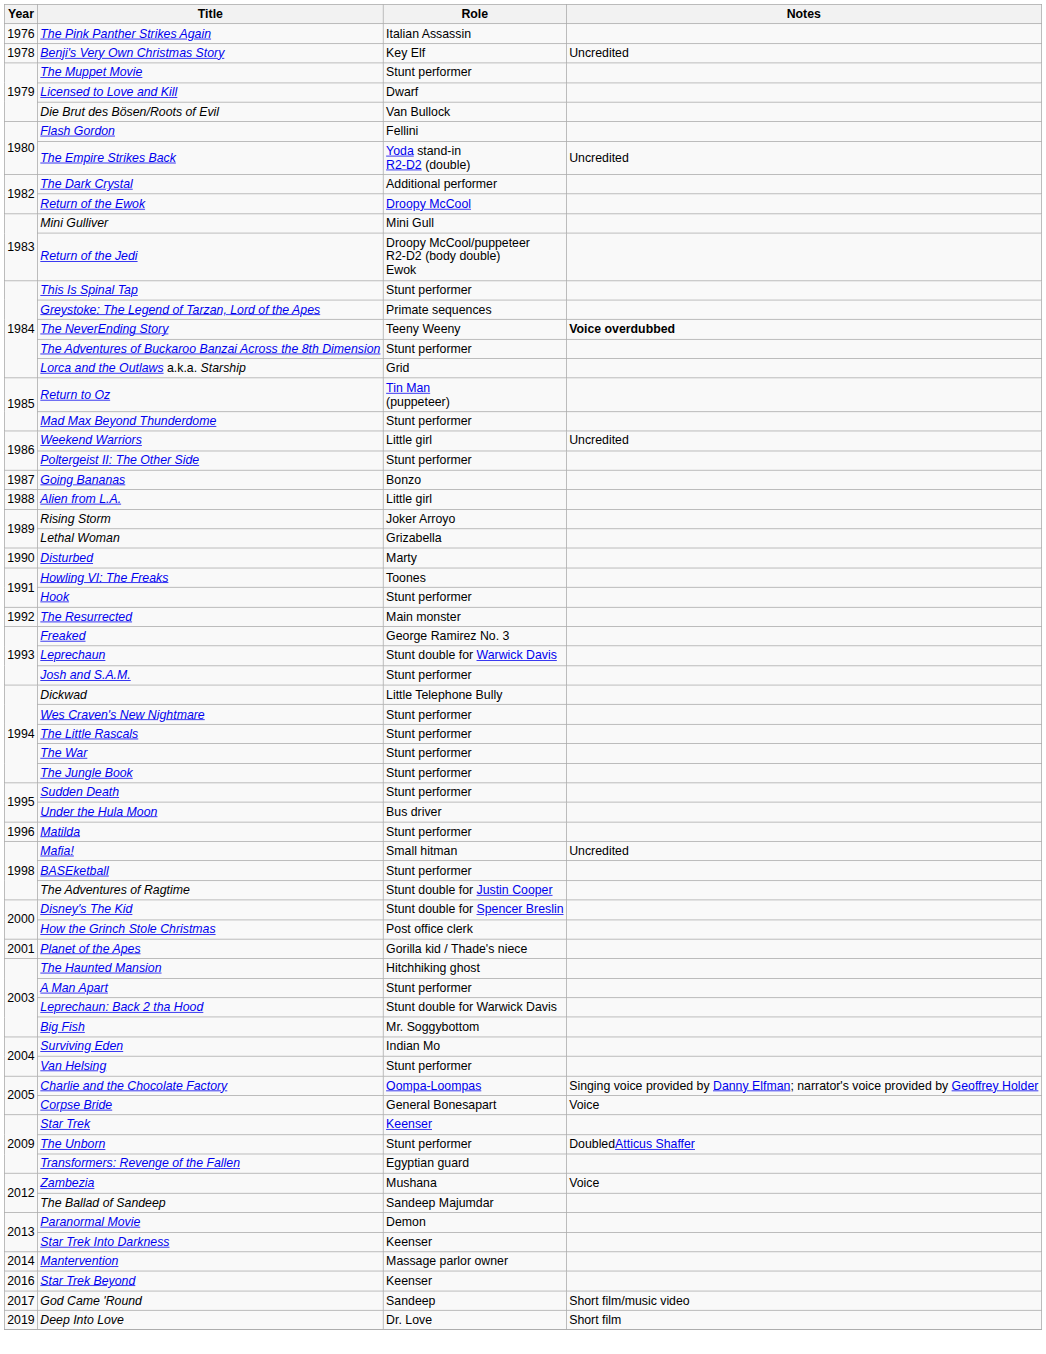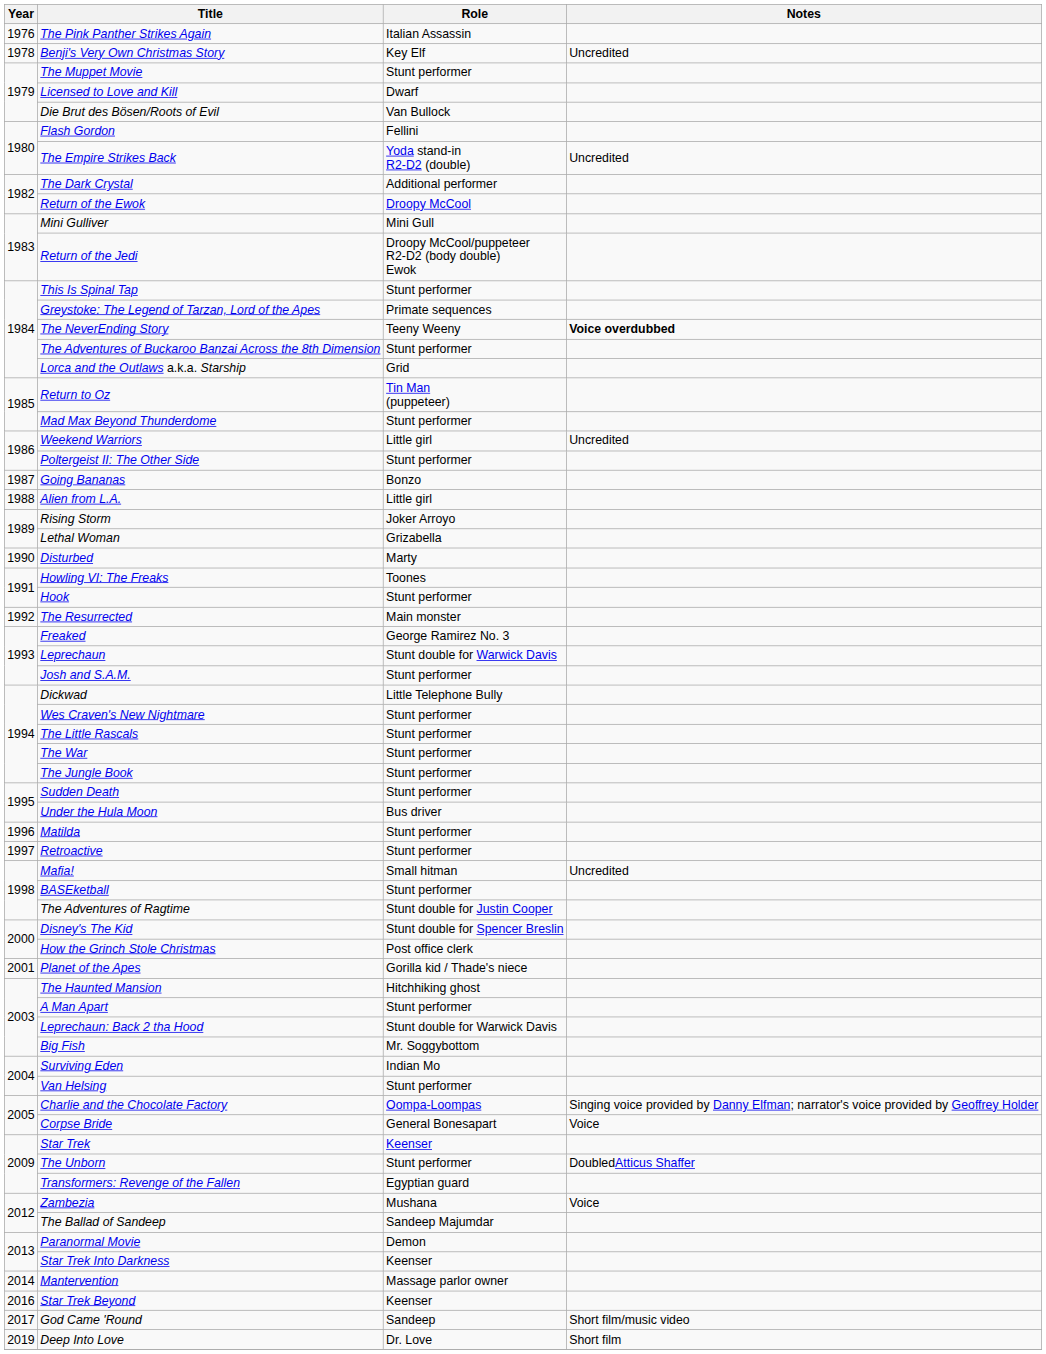+ row: (71, 851)
